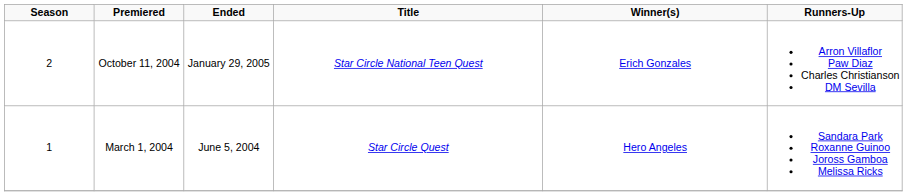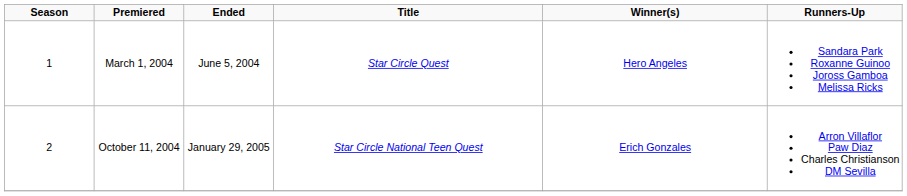rows swapped: (139, 148) <-> (139, 63)
